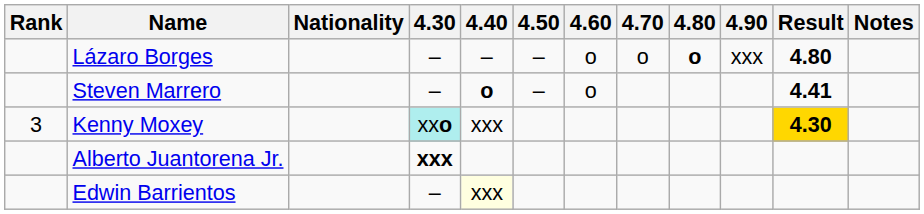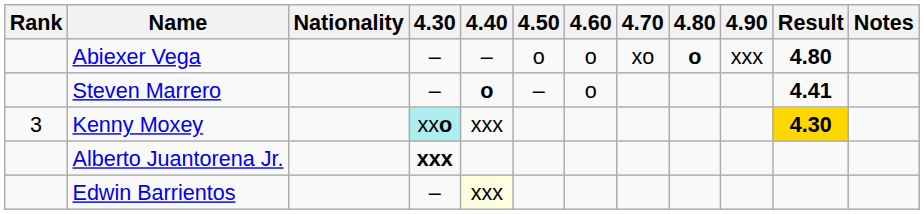- row: (143, 56)
+ row: (137, 56)
